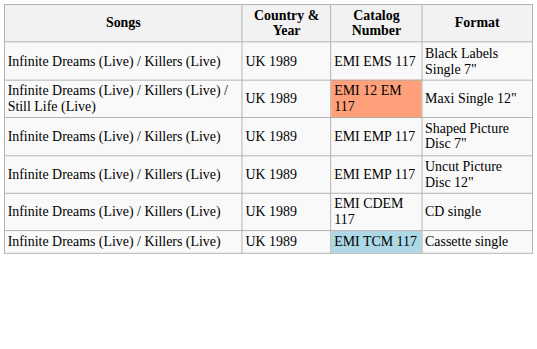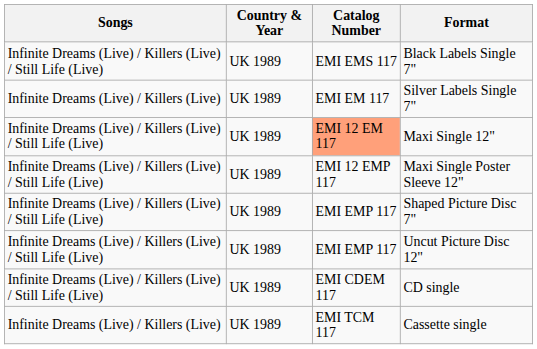(114, 61) Infinite Dreams (Live) / Killers (Live) -> (114, 61) Infinite Dreams (Live) / Killers (Live) / Still Life (Live)
+ row: (460, 98)
+ row: (457, 174)
(114, 136) Infinite Dreams (Live) / Killers (Live) -> (114, 212) Infinite Dreams (Live) / Killers (Live) / Still Life (Live)
(114, 174) Infinite Dreams (Live) / Killers (Live) -> (114, 249) Infinite Dreams (Live) / Killers (Live) / Still Life (Live)
(114, 212) Infinite Dreams (Live) / Killers (Live) -> (114, 287) Infinite Dreams (Live) / Killers (Live) / Still Life (Live)
(376, 241) lightblue background -> (345, 325) no background
